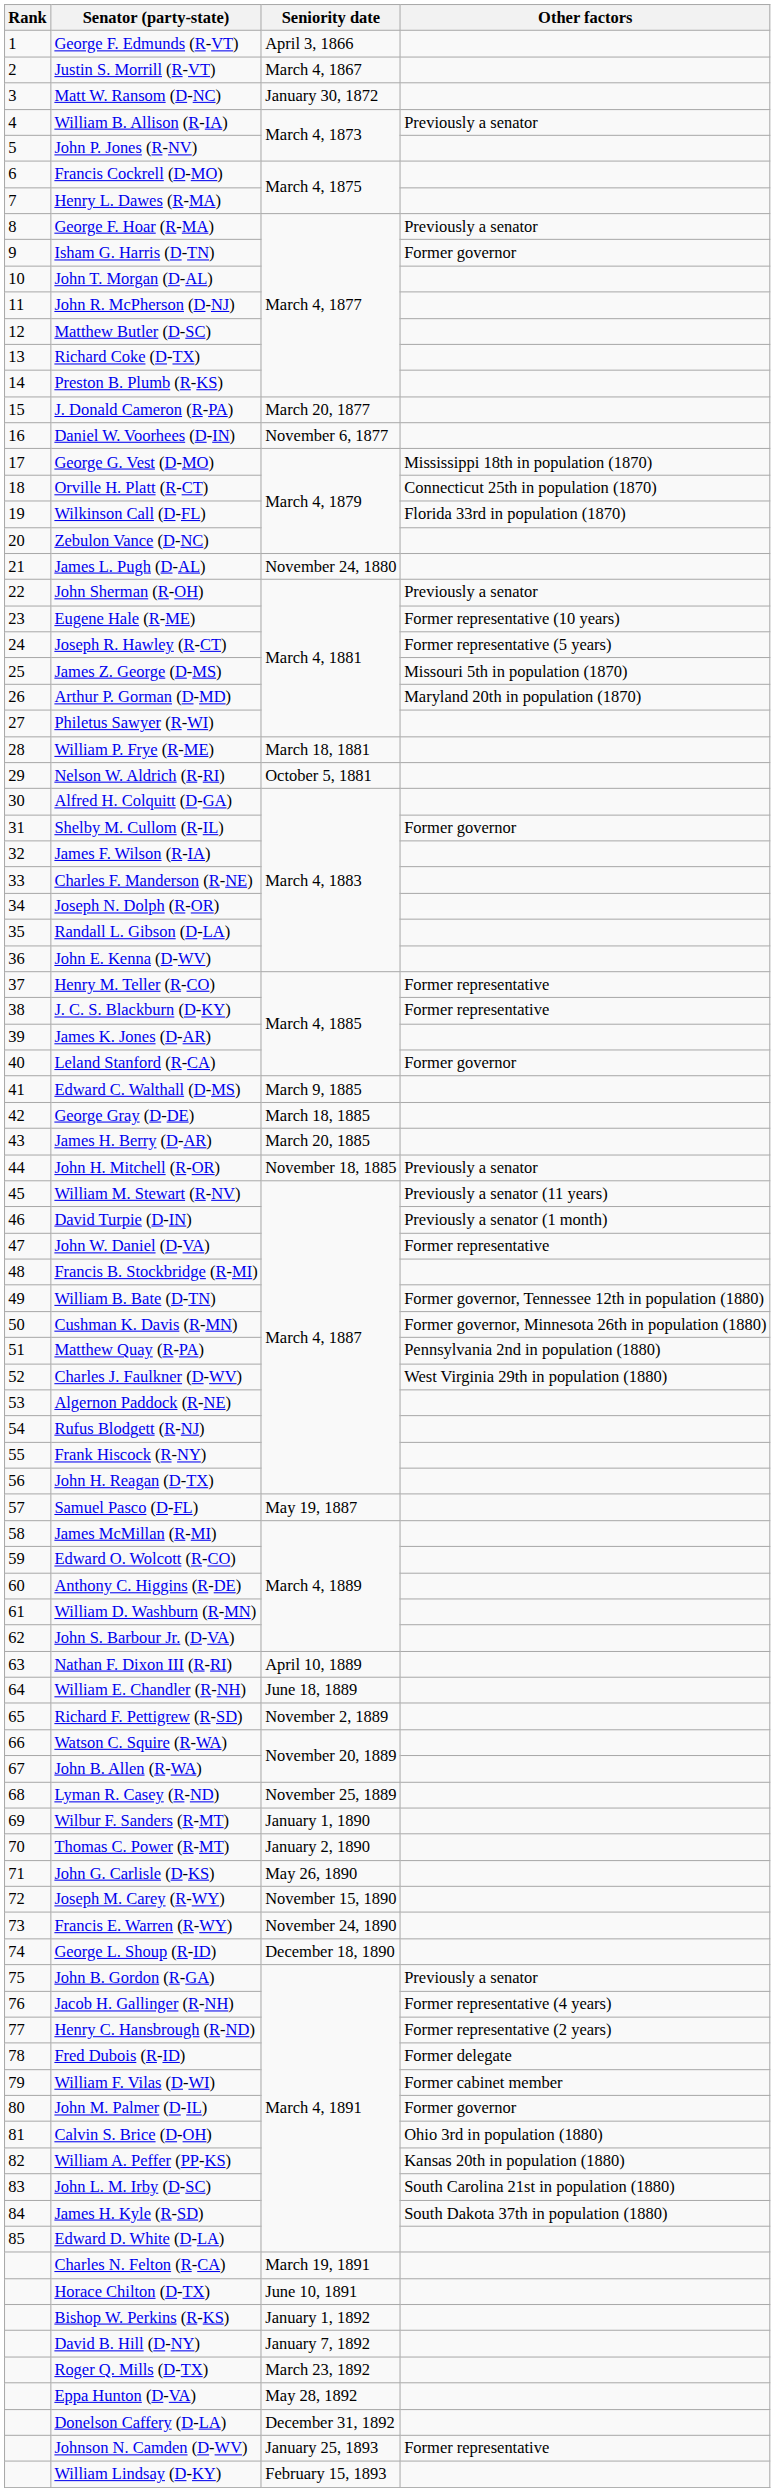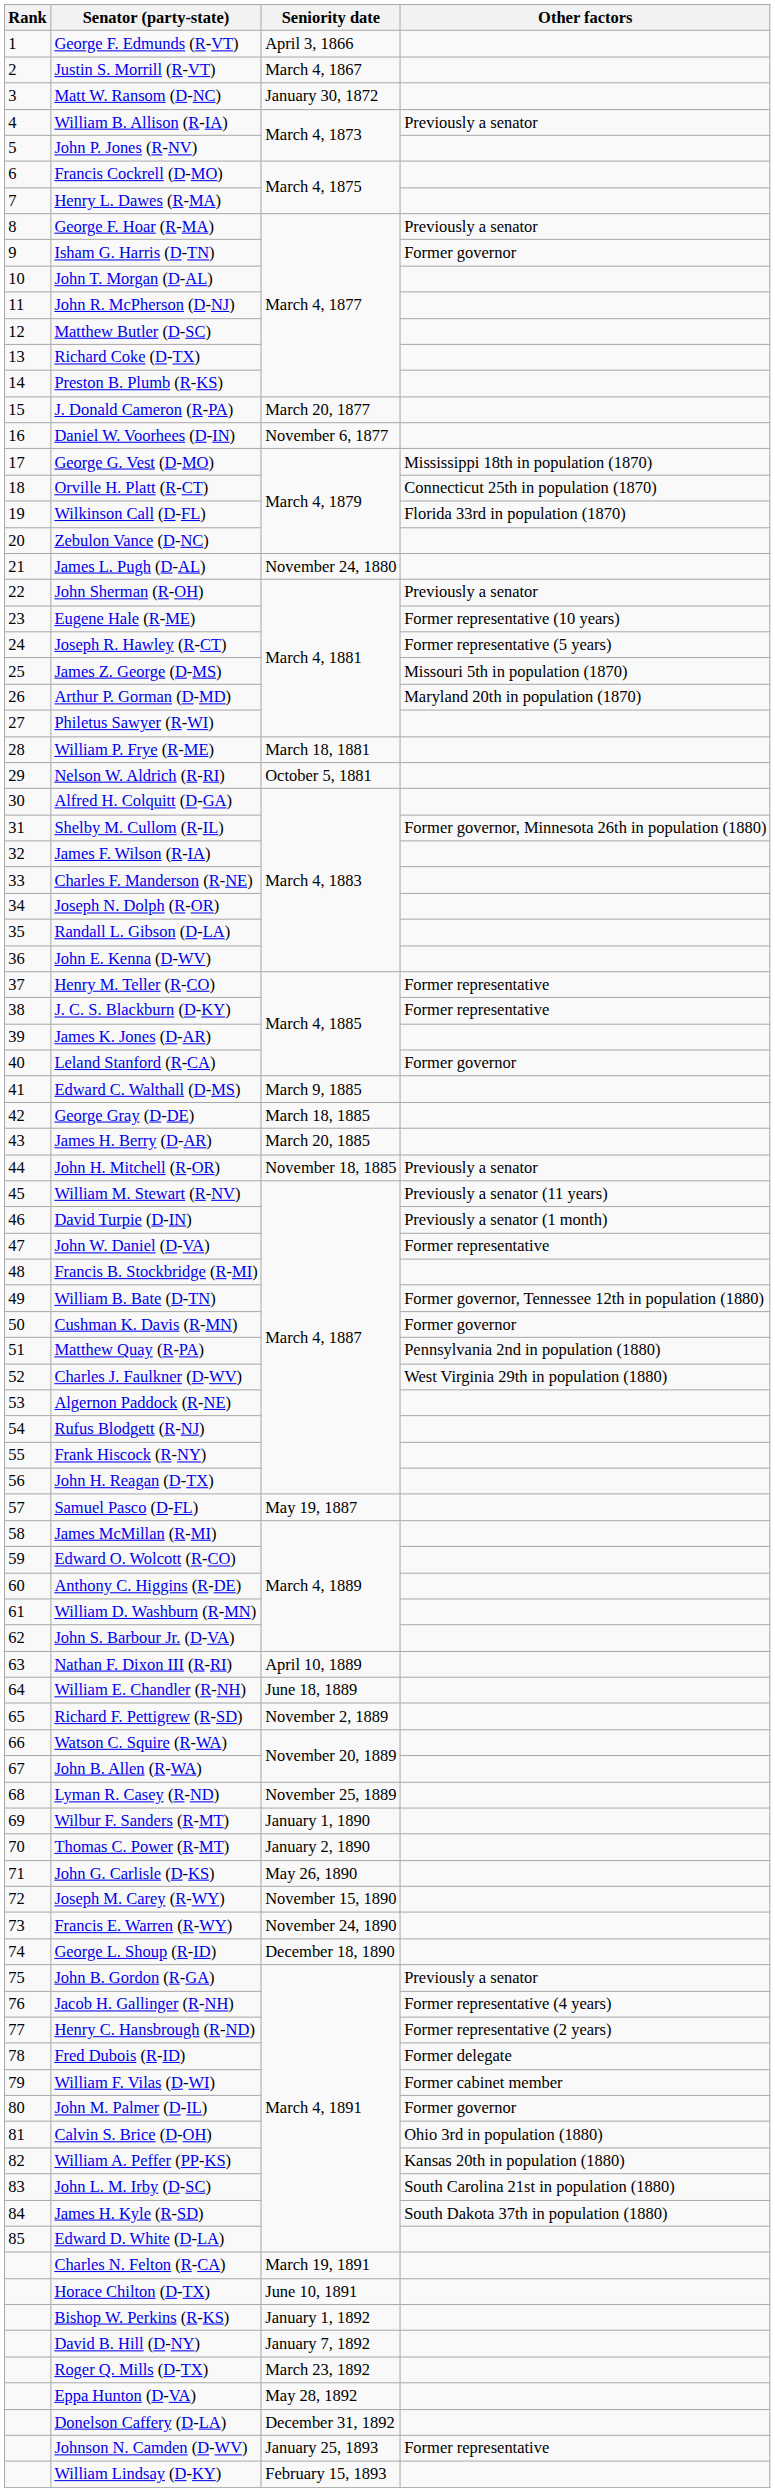(460, 827) Former governor -> (585, 827) Former governor, Minnesota 26th in population (1880)
(585, 1324) Former governor, Minnesota 26th in population (1880) -> (460, 1324) Former governor
